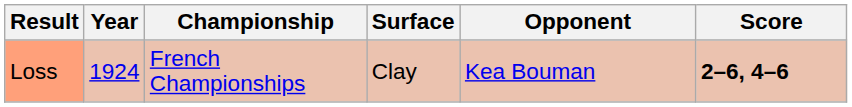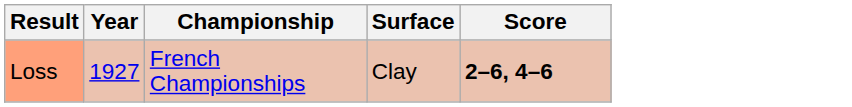- column: (578, 22)
(114, 70) 1924 -> (114, 70) 1927
